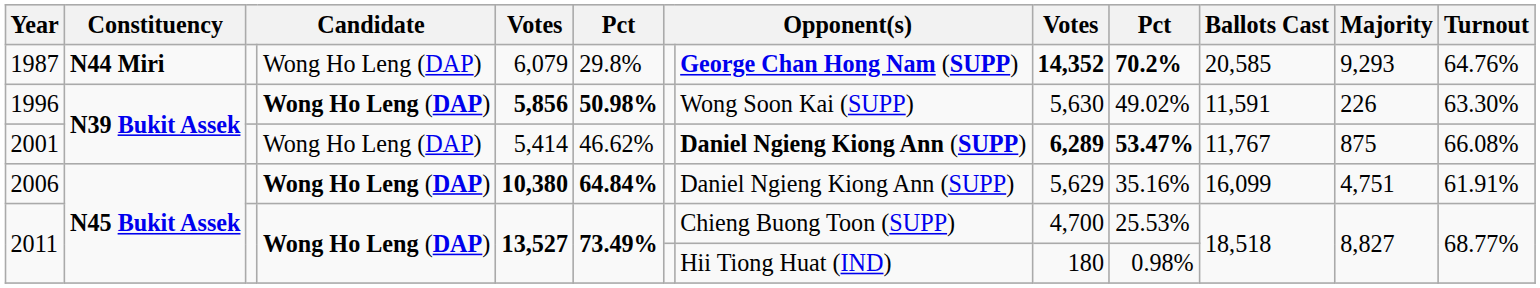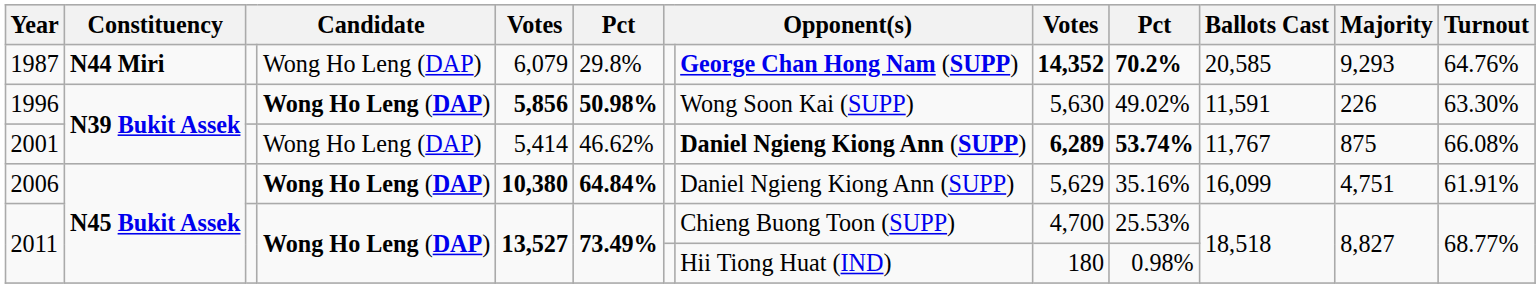(1154, 143) 53.47% -> (1154, 143) 53.74%
